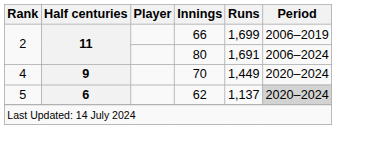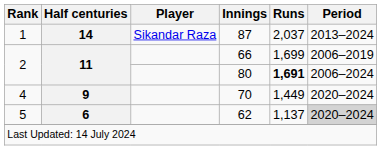+ row: (245, 34)
(244, 54) normal -> (289, 74) bold
